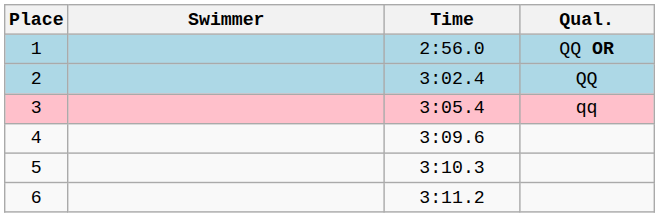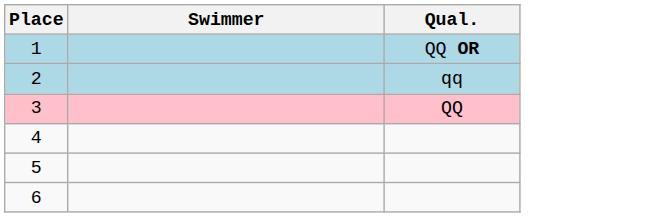- column: (452, 20)
(587, 79) QQ -> (452, 79) qq
(587, 109) qq -> (452, 109) QQ
